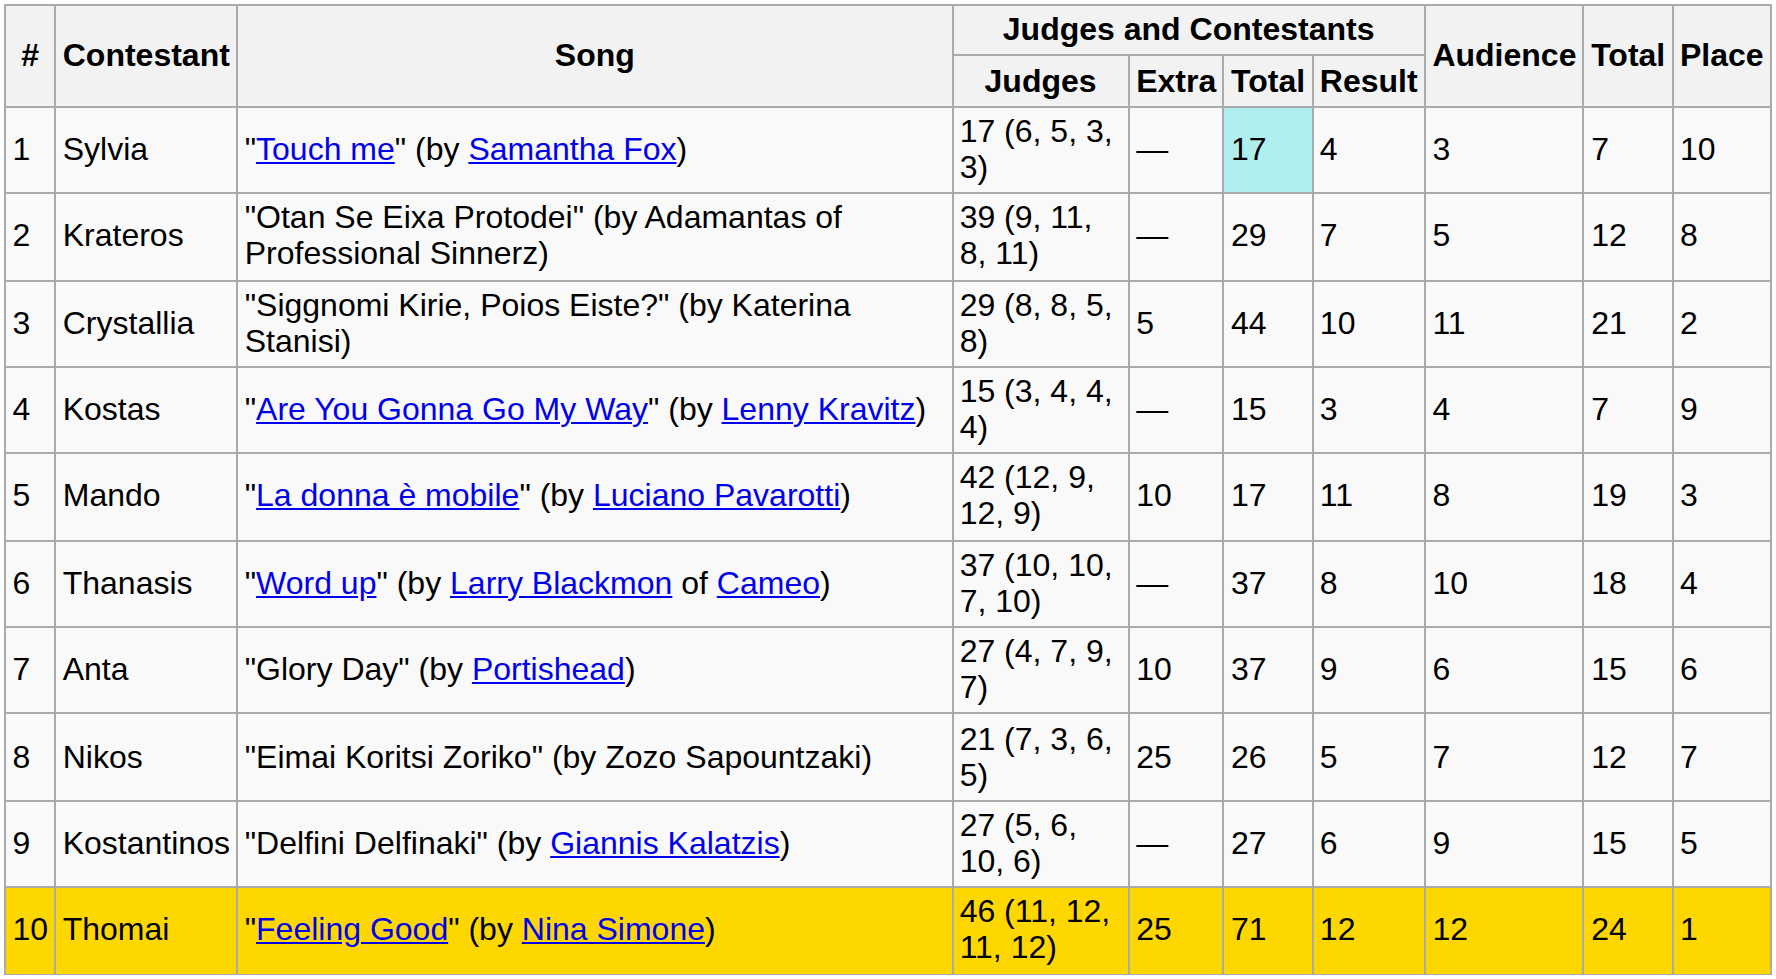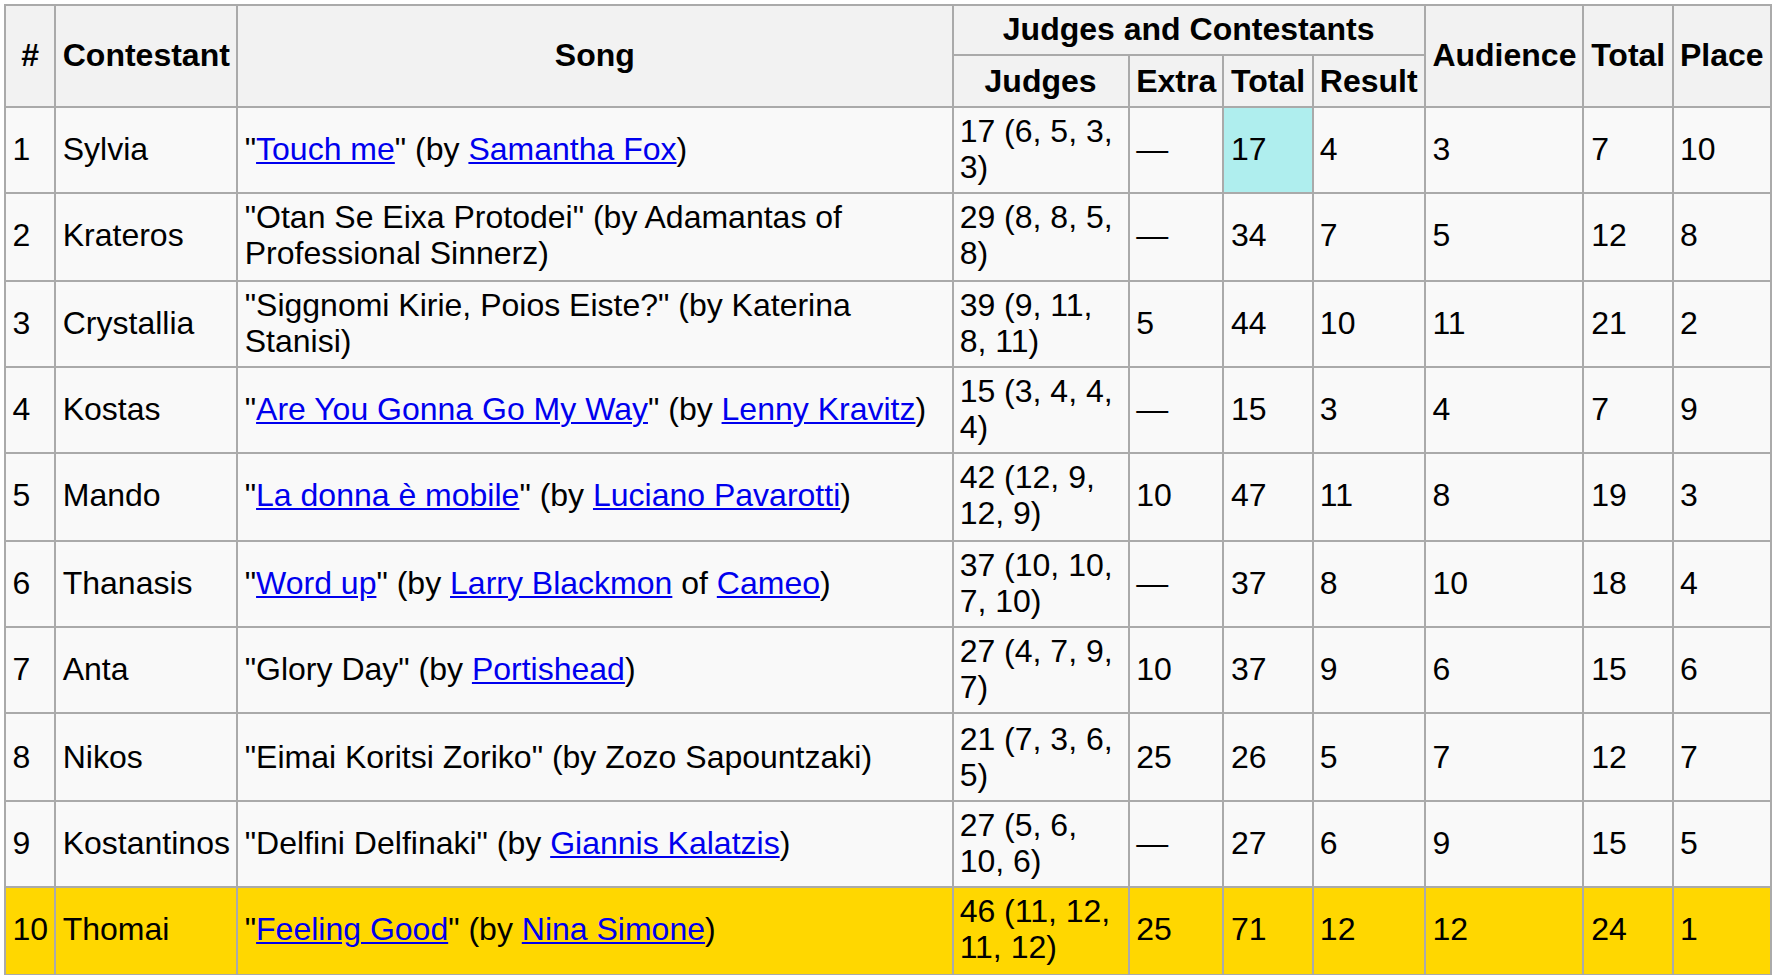(1026, 236) 39 (9, 11, 8, 11) -> (1036, 236) 29 (8, 8, 5, 8)
(1249, 236) 29 -> (1249, 236) 34
(1036, 322) 29 (8, 8, 5, 8) -> (1026, 322) 39 (9, 11, 8, 11)
(1249, 496) 17 -> (1249, 496) 47
